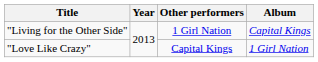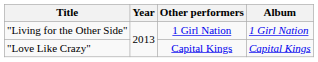(280, 30) Capital Kings -> (279, 30) 1 Girl Nation
(279, 48) 1 Girl Nation -> (280, 48) Capital Kings
